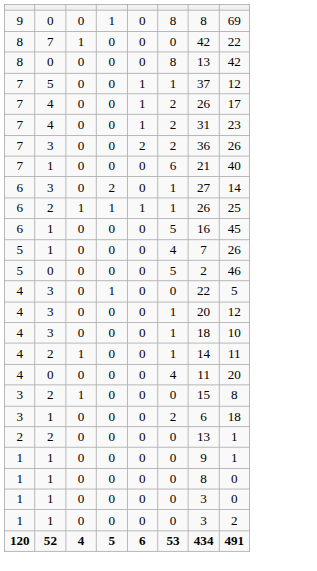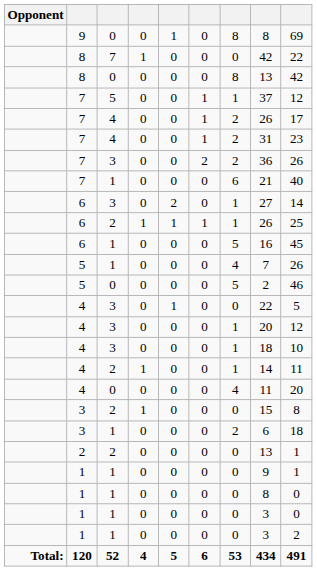+ column: (36, 14)
